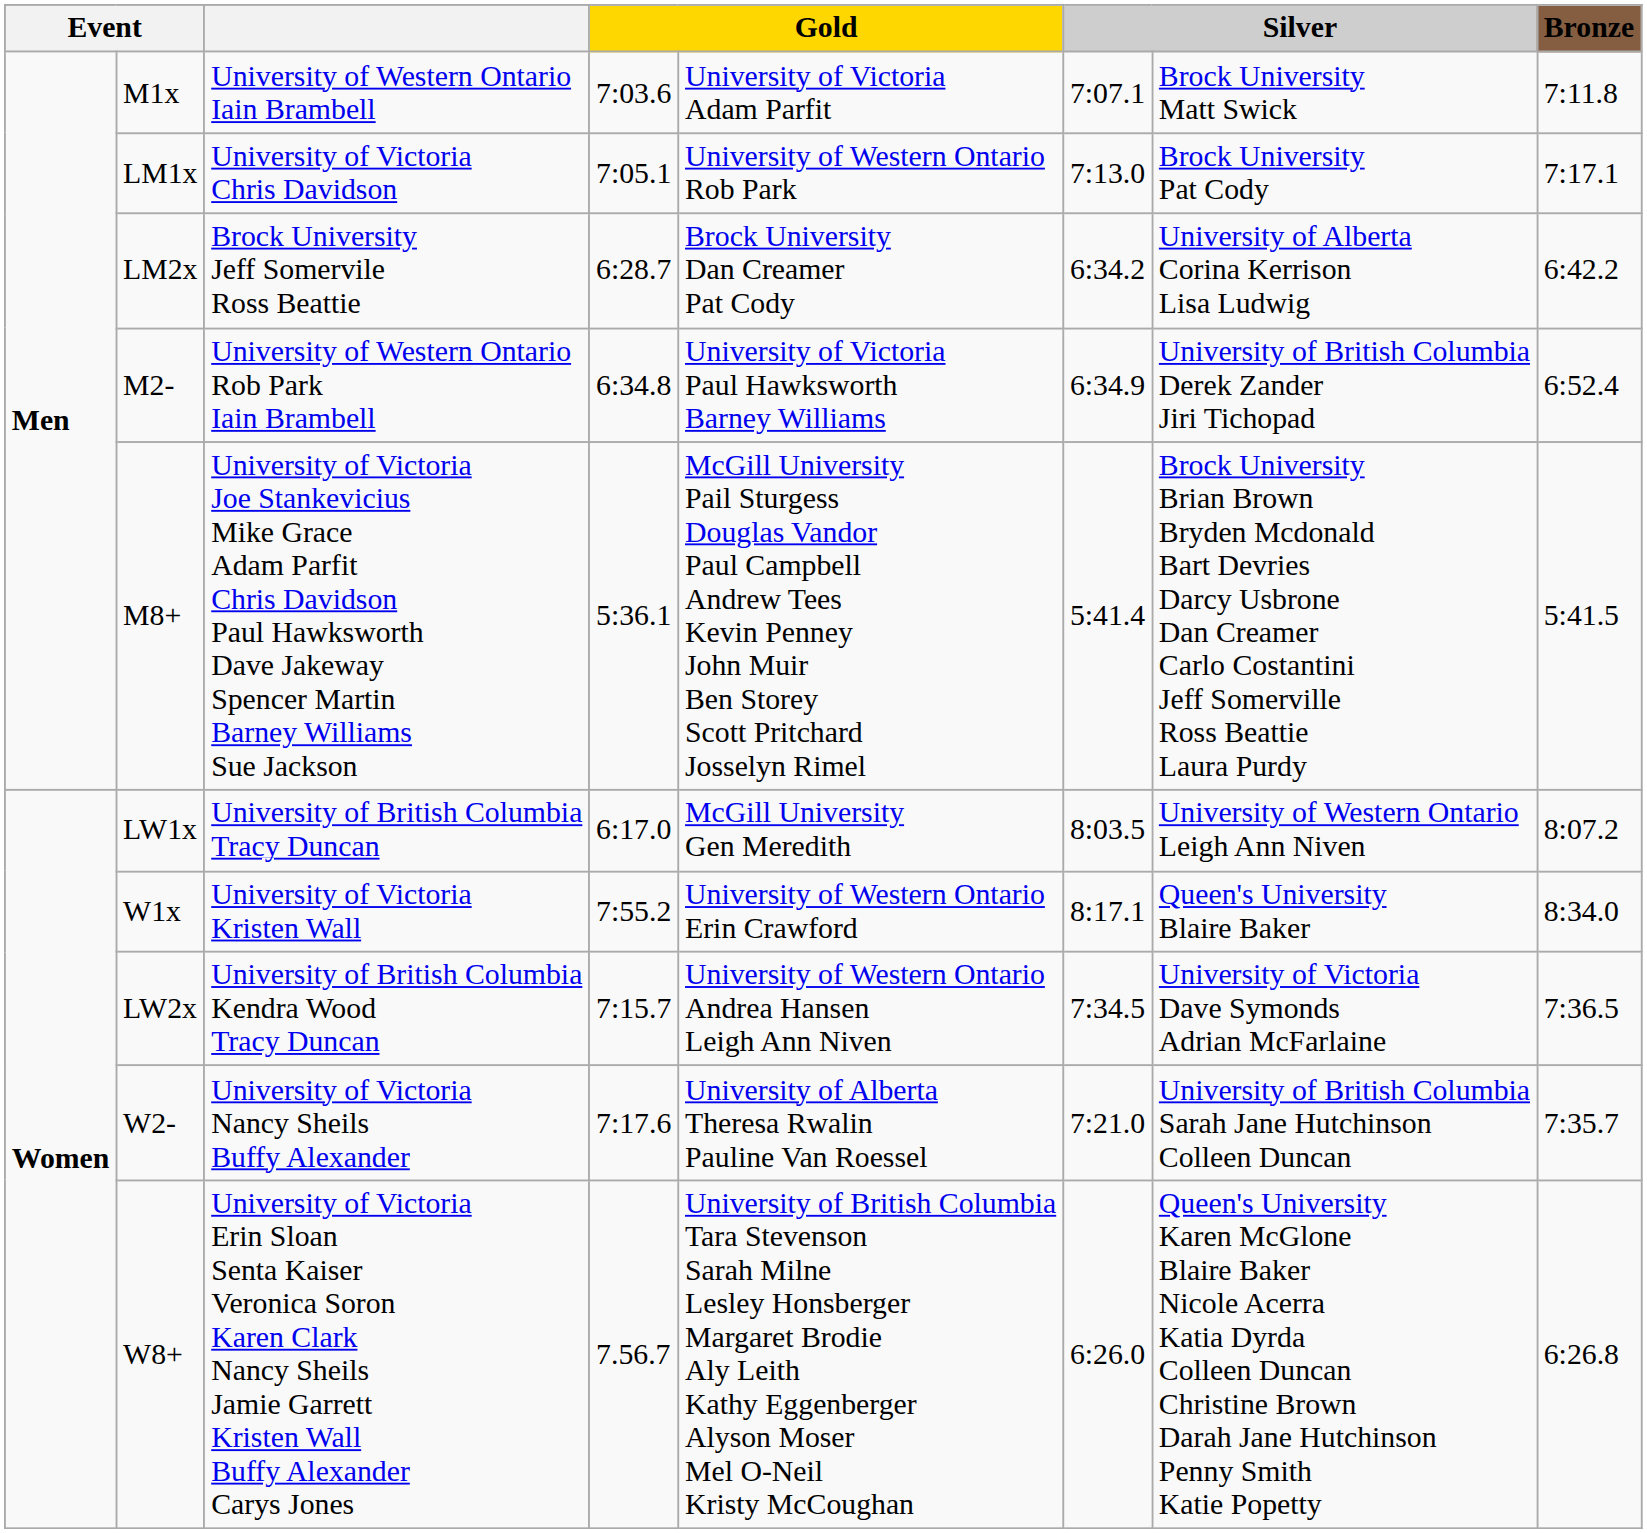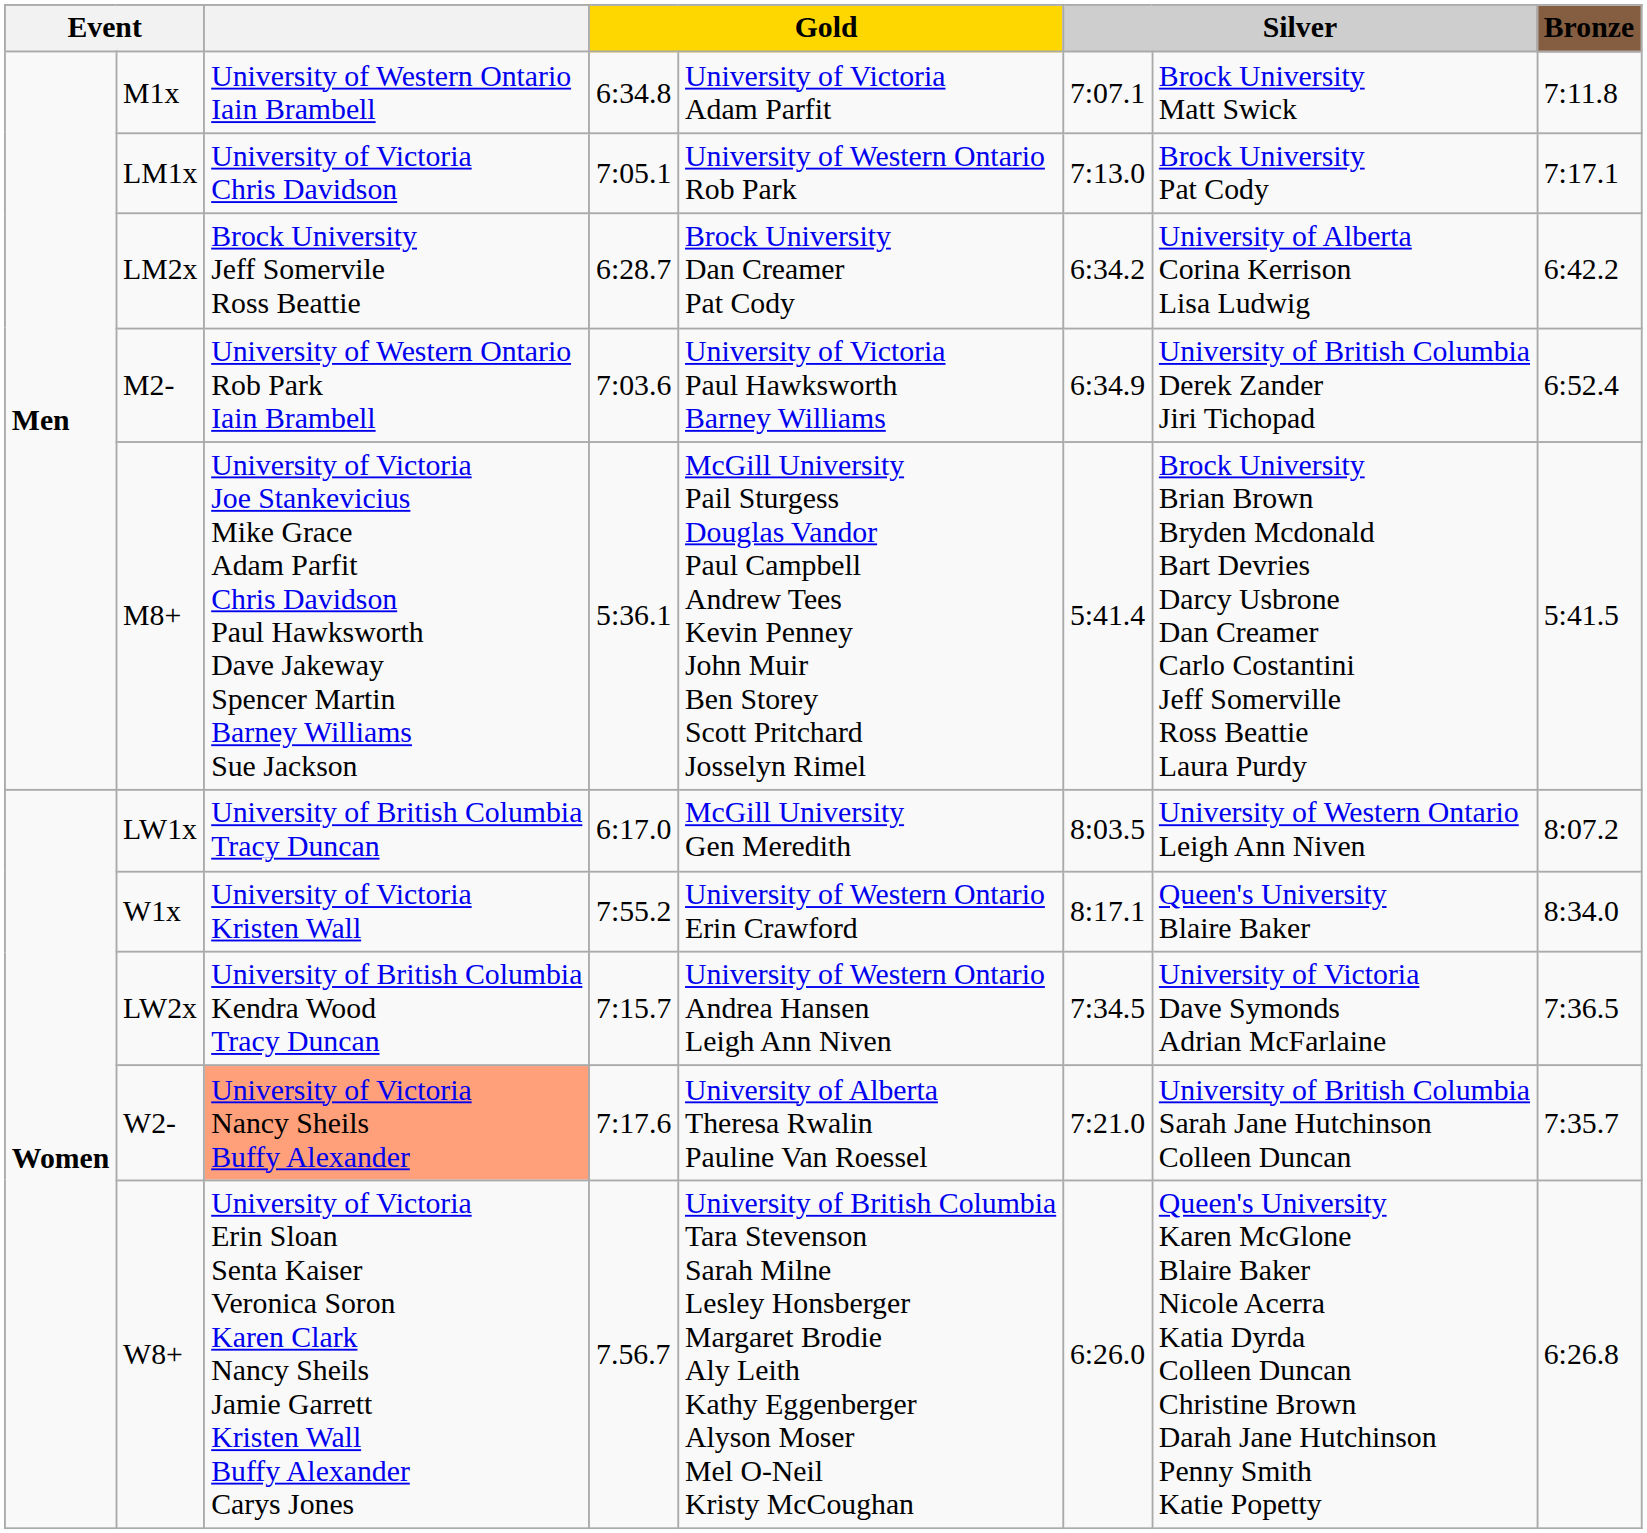(634, 92) 7:03.6 -> (634, 92) 6:34.8
(634, 384) 6:34.8 -> (634, 384) 7:03.6
(341, 1122) no background -> (341, 1122) lightsalmon background
